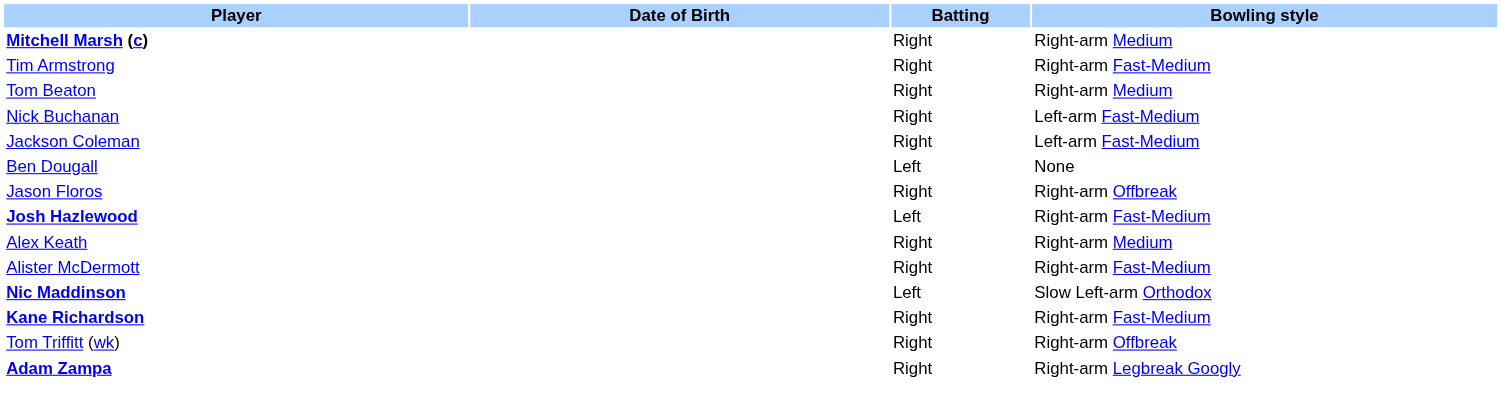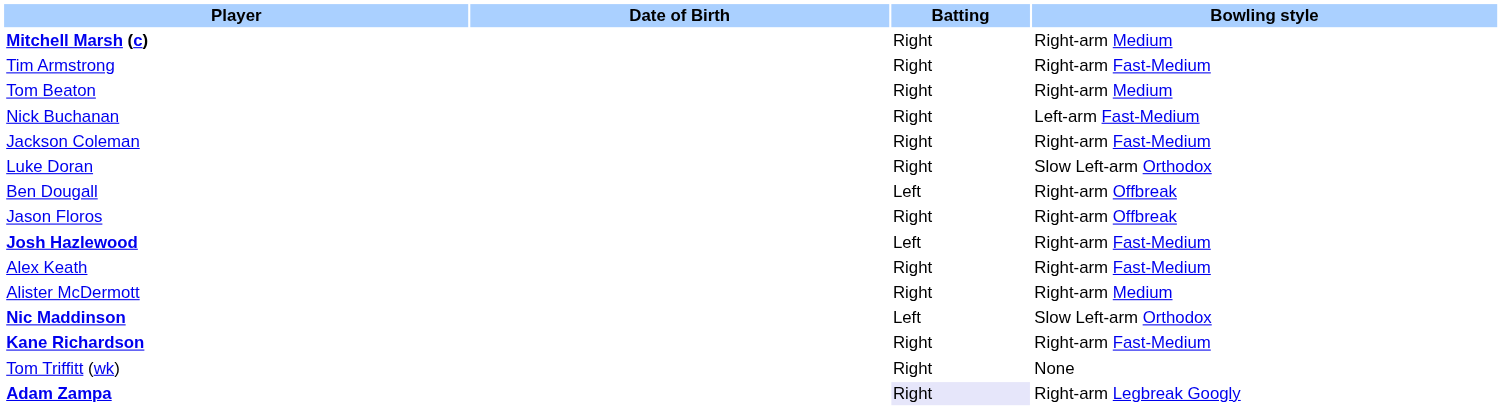(1117, 141) Left-arm Fast-Medium -> (1123, 141) Right-arm Fast-Medium
+ row: (50, 166)
(1054, 166) None -> (1106, 192) Right-arm Offbreak
(1103, 242) Right-arm Medium -> (1123, 267) Right-arm Fast-Medium
(1123, 267) Right-arm Fast-Medium -> (1103, 292) Right-arm Medium
(1106, 343) Right-arm Offbreak -> (1054, 368) None
(913, 368) no background -> (913, 393) lavender background
